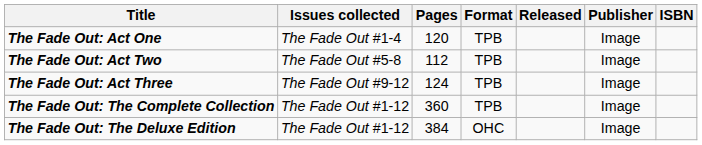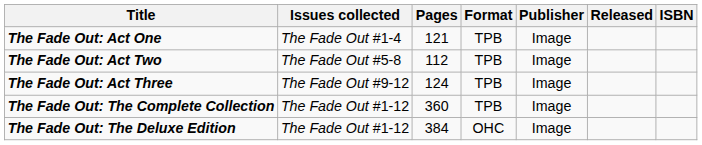columns swapped: (621, 15) <-> (550, 15)
(437, 38) 120 -> (437, 38) 121
